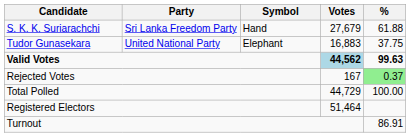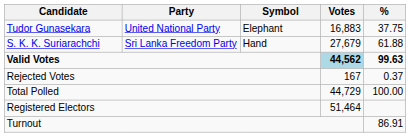rows swapped: (53, 28) <-> (48, 44)
(393, 76) lightgreen background -> (393, 76) no background
